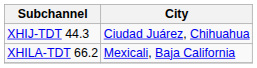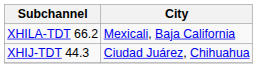rows swapped: (53, 53) <-> (48, 33)
